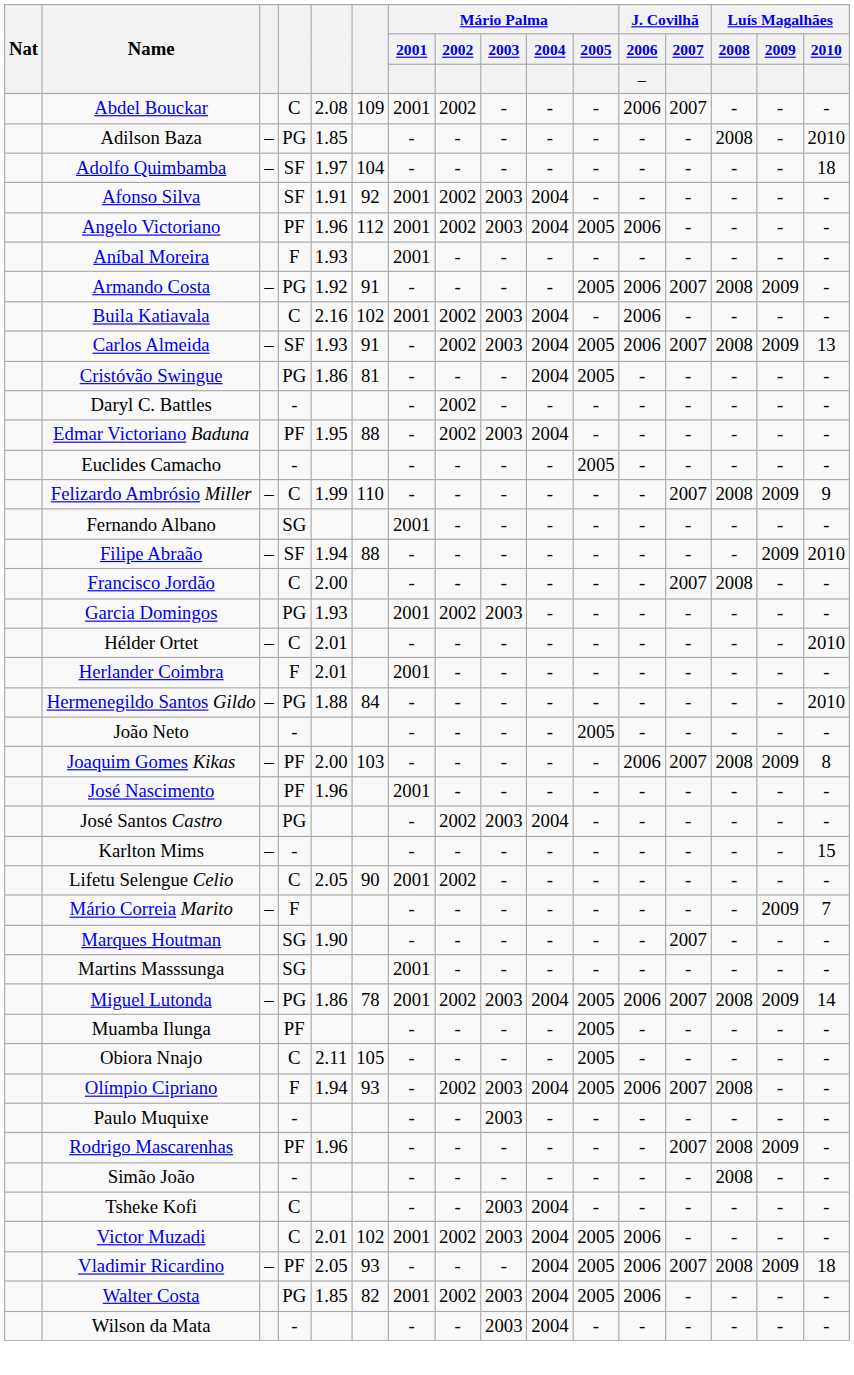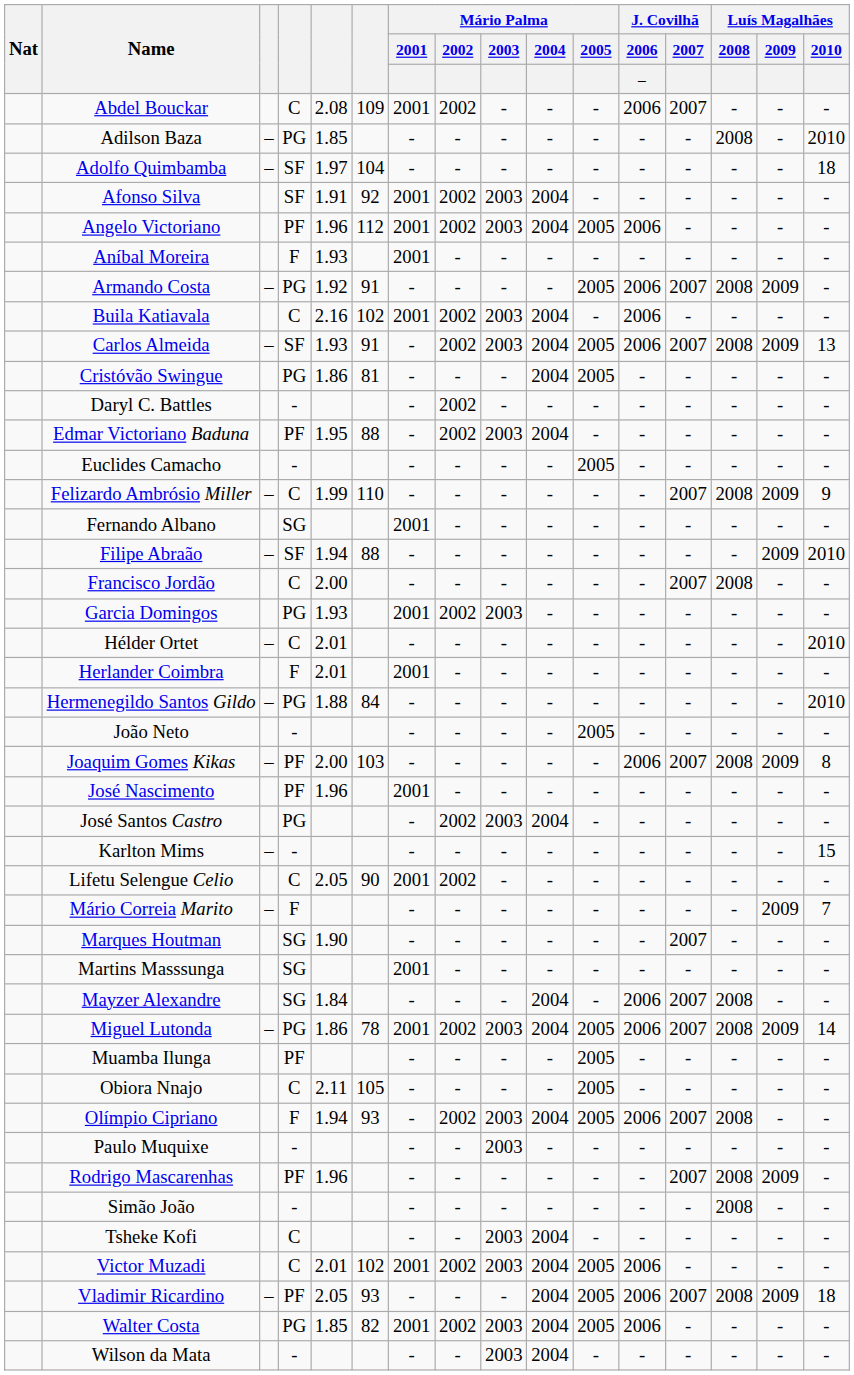+ row: (151, 999)
